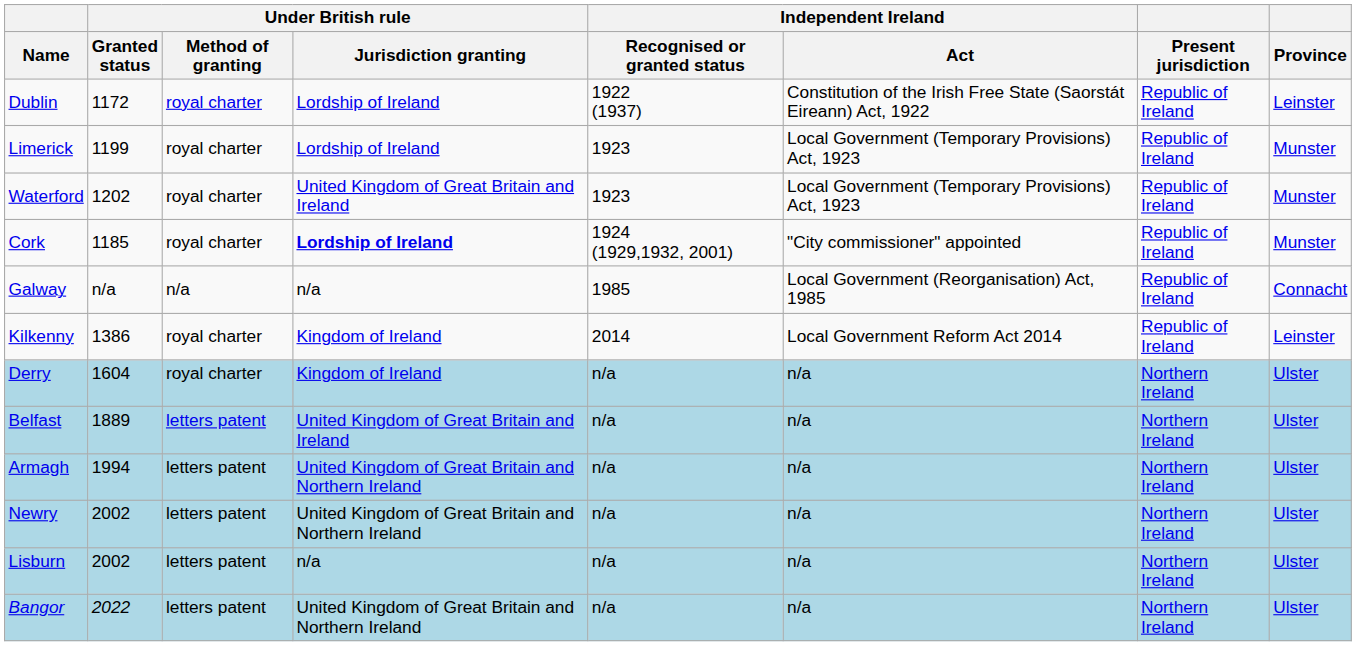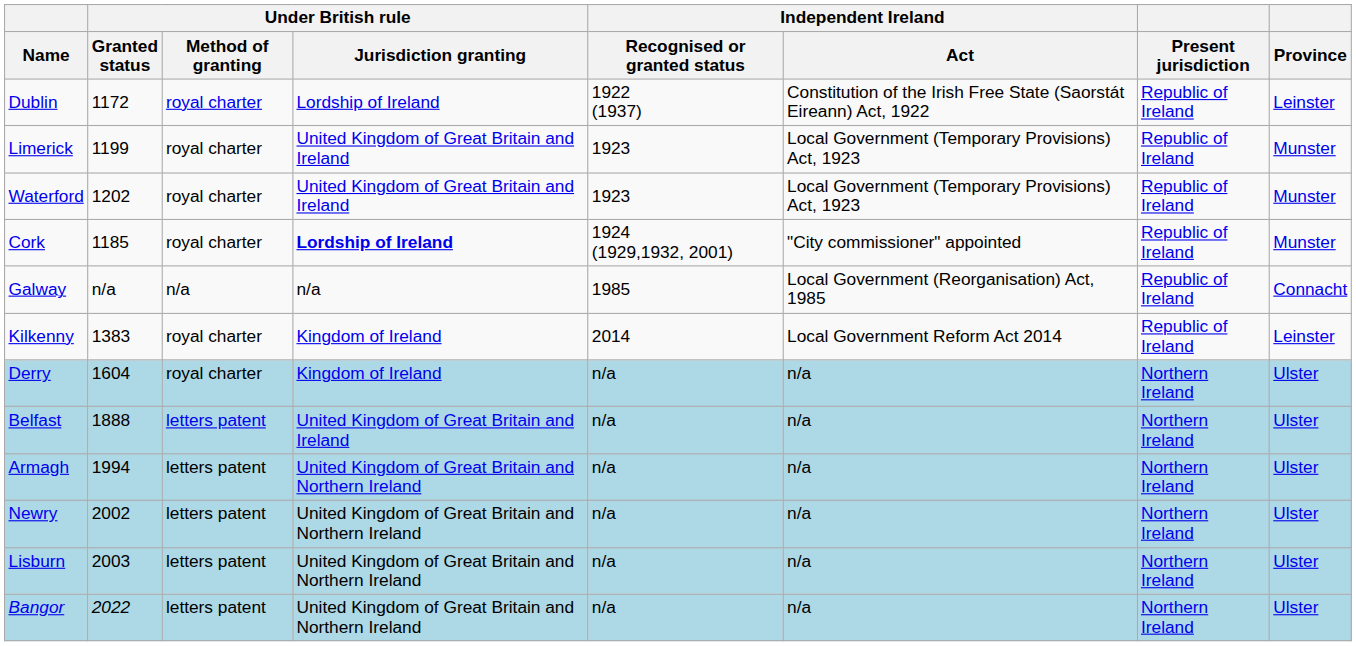(368, 149) Lordship of Ireland -> (435, 149) United Kingdom of Great Britain and Ireland
(111, 336) 1386 -> (111, 336) 1383
(111, 420) 1889 -> (111, 420) 1888
(111, 560) 2002 -> (111, 560) 2003
(308, 560) n/a -> (435, 570) United Kingdom of Great Britain and Northern Ireland
